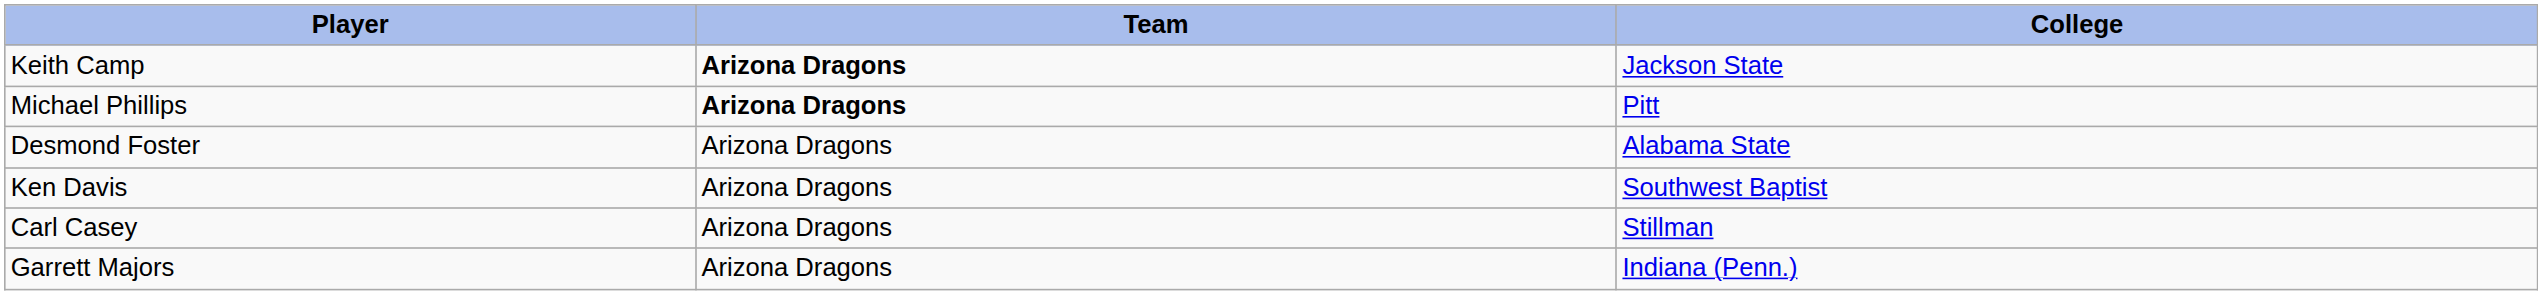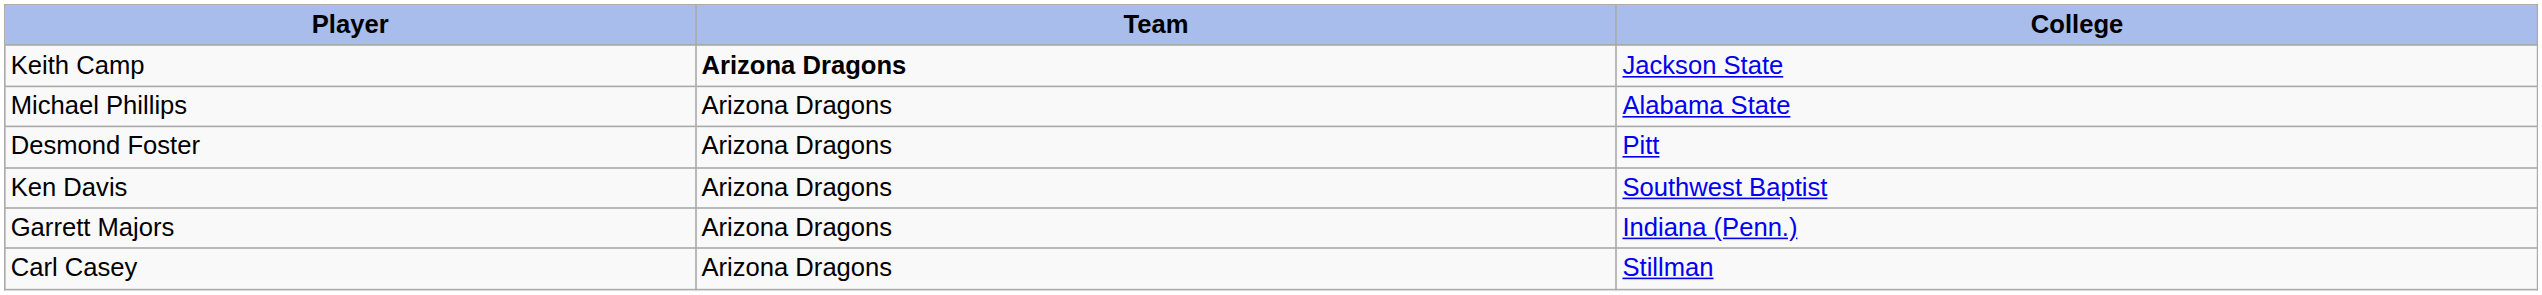(804, 106) bold -> (797, 106) normal
(1641, 106) Pitt -> (1706, 106) Alabama State
(1706, 146) Alabama State -> (1641, 146) Pitt
rows swapped: (74, 227) <-> (93, 268)
